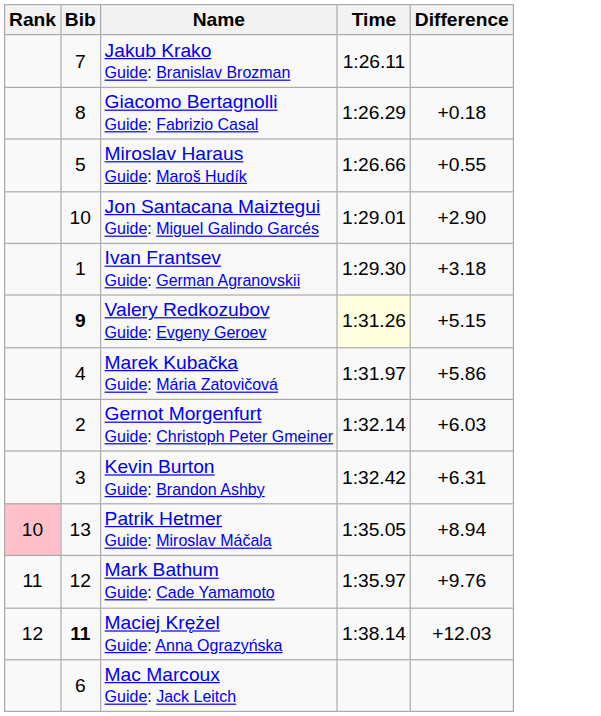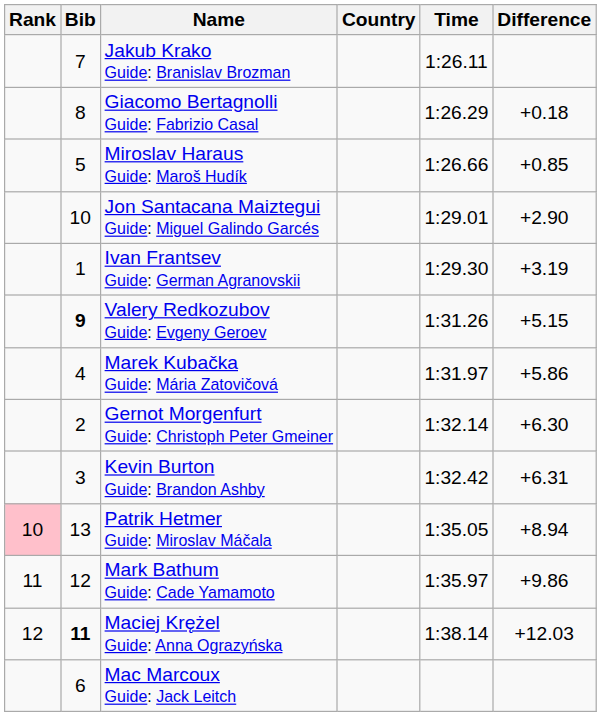+ column: (379, 19)
(462, 165) +0.55 -> (544, 165) +0.85
(462, 269) +3.18 -> (544, 269) +3.19
(374, 321) lightyellow background -> (456, 321) no background
(462, 425) +6.03 -> (544, 425) +6.30
(462, 581) +9.76 -> (544, 581) +9.86
